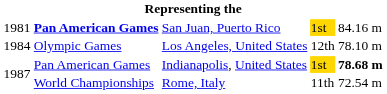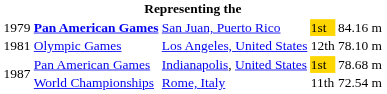(17, 27) 1981 -> (17, 27) 1979
(17, 46) 1984 -> (17, 46) 1981
(360, 64) bold -> (360, 64) normal
